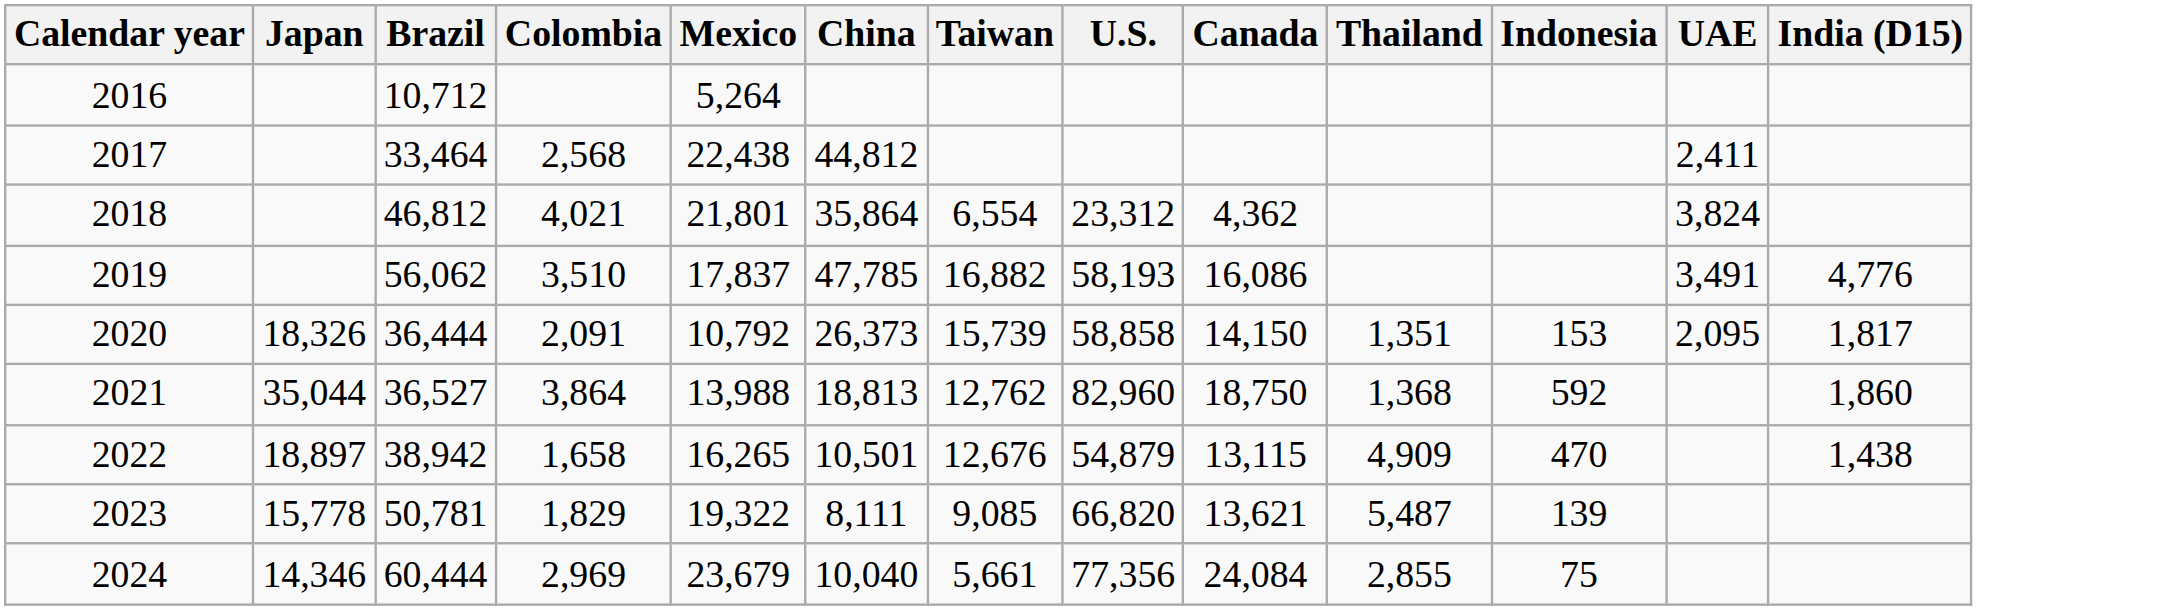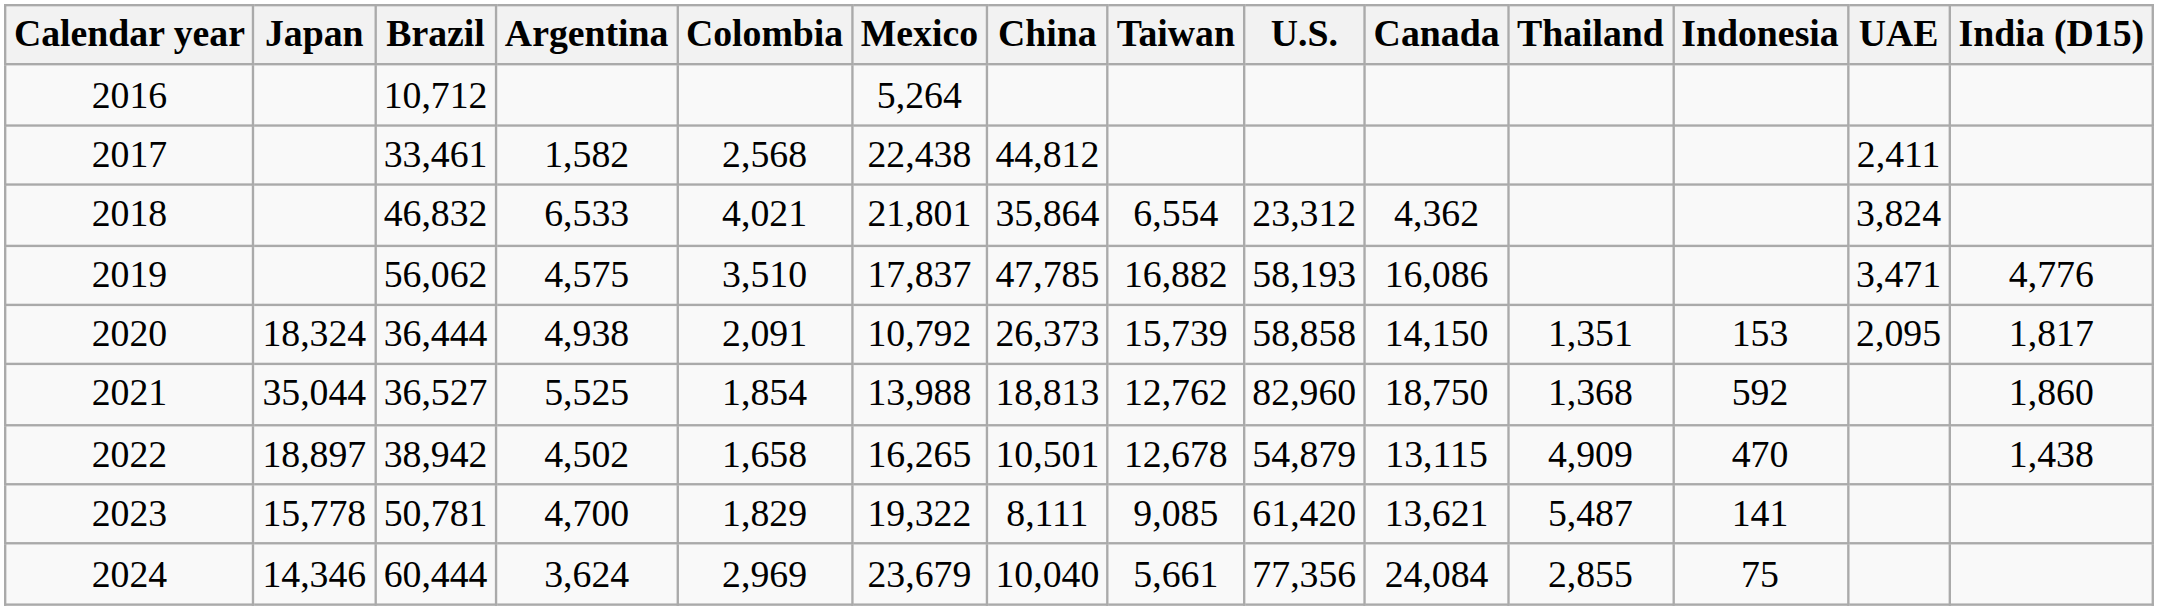+ column: (587, 34)
(436, 154) 33,464 -> (436, 154) 33,461
(436, 214) 46,812 -> (436, 214) 46,832
(1718, 273) 3,491 -> (1899, 273) 3,471
(314, 333) 18,326 -> (314, 333) 18,324
(584, 393) 3,864 -> (765, 393) 1,854
(995, 453) 12,676 -> (1176, 453) 12,678
(1123, 513) 66,820 -> (1304, 513) 61,420
(1579, 513) 139 -> (1760, 513) 141
